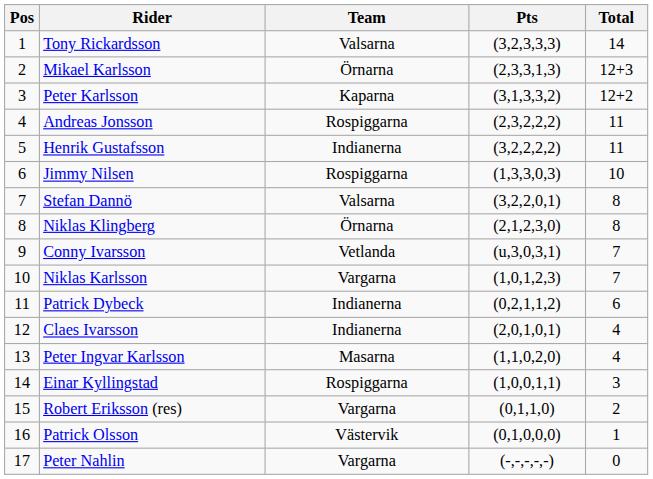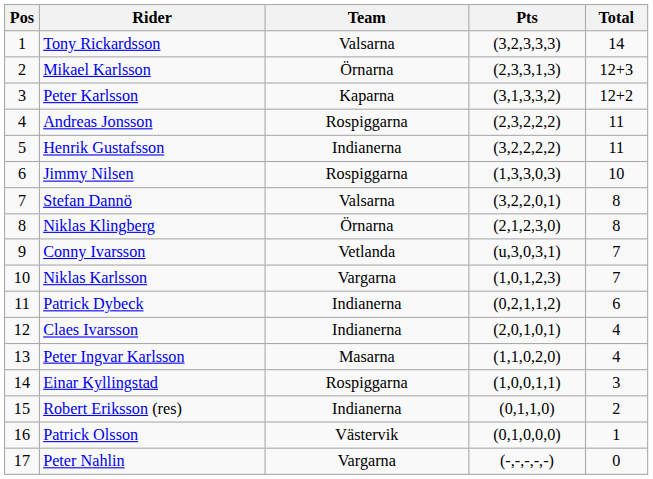(367, 408) Vargarna -> (367, 408) Indianerna
